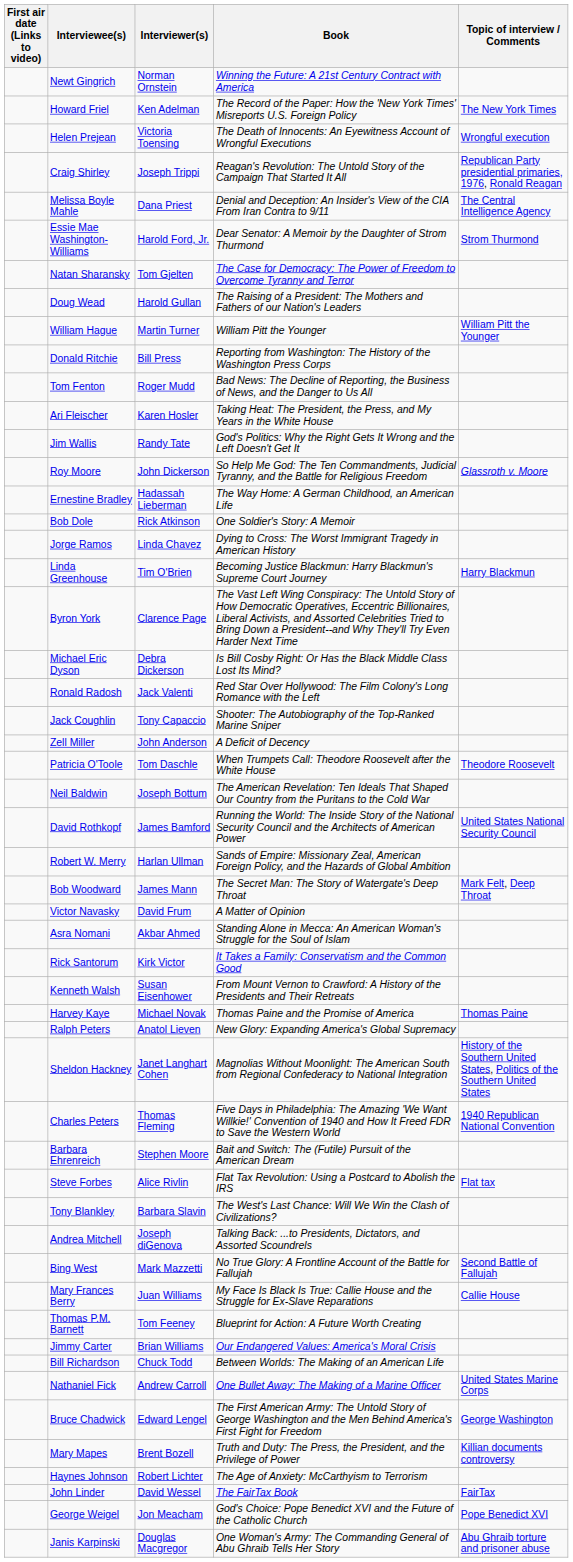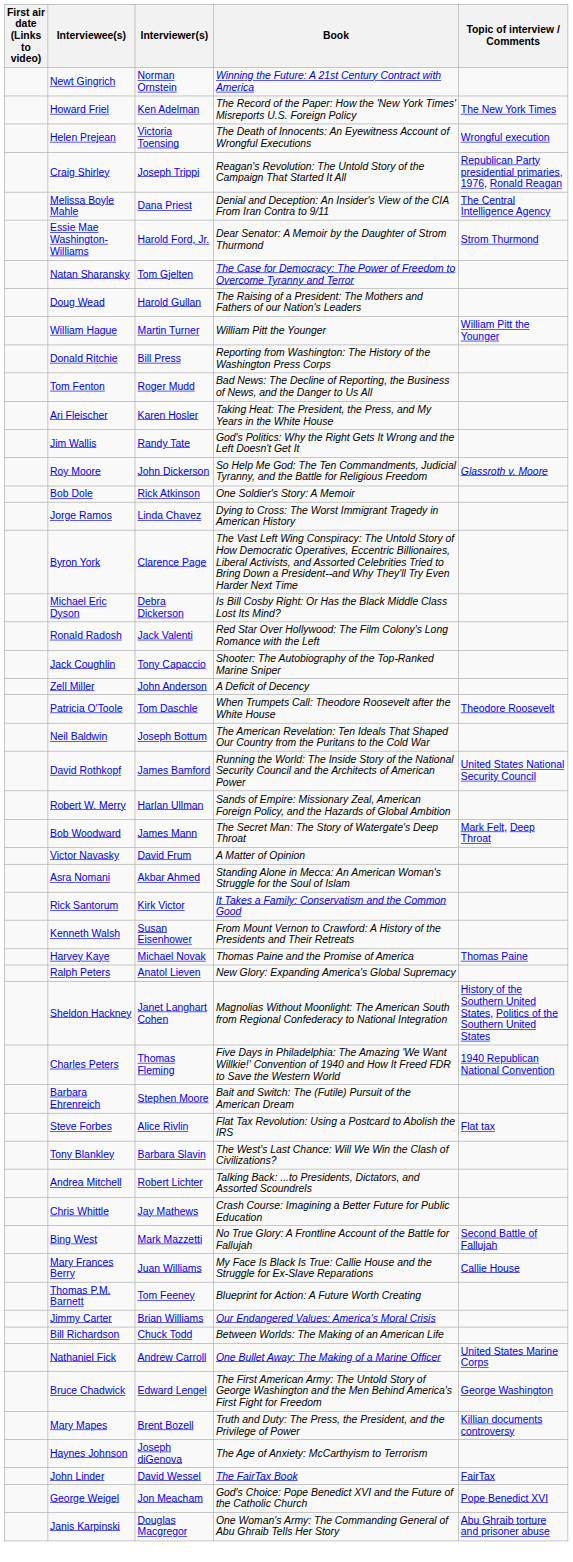- row: (91, 500)
- row: (79, 572)
(160, 1239) Joseph diGenova -> (170, 1183) Robert Lichter
+ row: (79, 1211)
(170, 1476) Robert Lichter -> (160, 1453) Joseph diGenova
